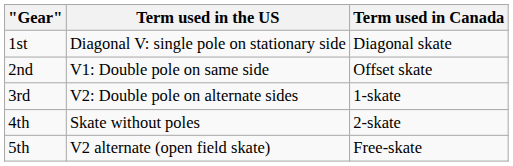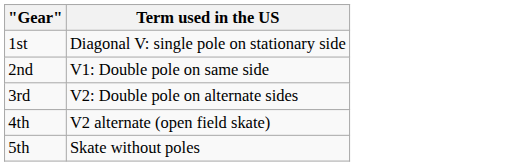- column: (429, 17)
(135, 122) Skate without poles -> (170, 122) V2 alternate (open field skate)
(170, 148) V2 alternate (open field skate) -> (135, 148) Skate without poles
